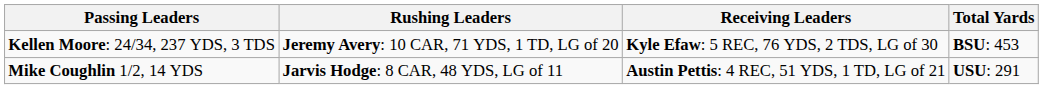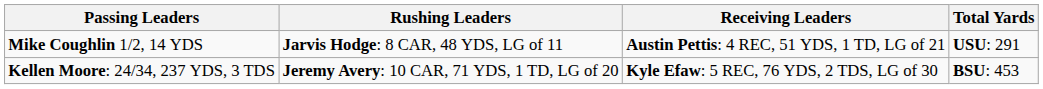rows swapped: (142, 44) <-> (106, 70)
